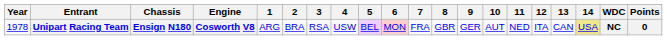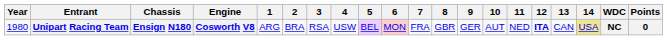(17, 27) 1978 -> (17, 27) 1980
(541, 27) normal -> (542, 27) bold
